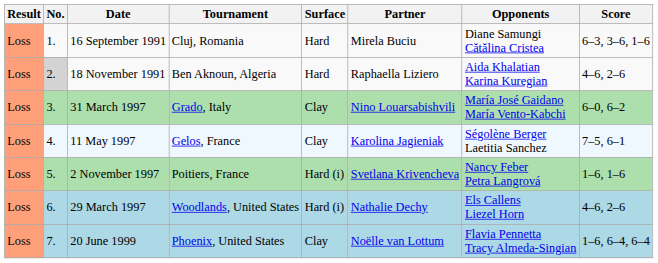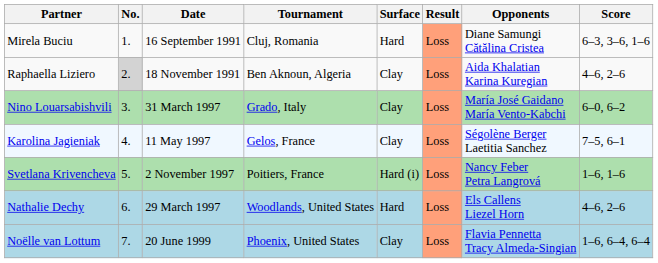columns swapped: (24, 14) <-> (405, 14)
(317, 74) Hard -> (391, 74) Clay
(324, 207) Hard (i) -> (392, 207) Hard
